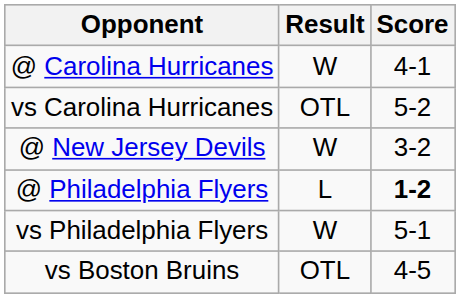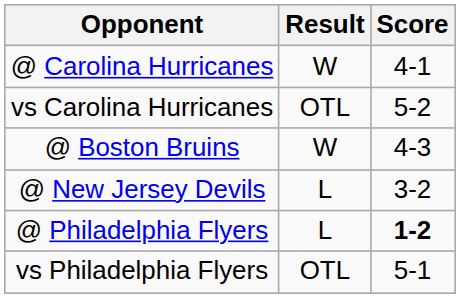+ row: (142, 148)
(325, 148) W -> (325, 189) L
(325, 230) W -> (325, 271) OTL
- row: (142, 271)
